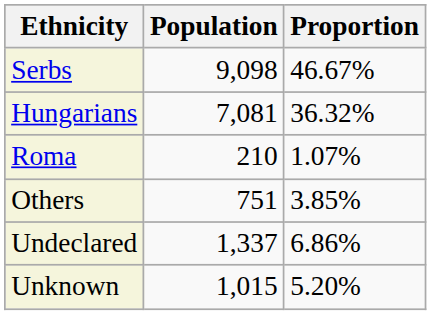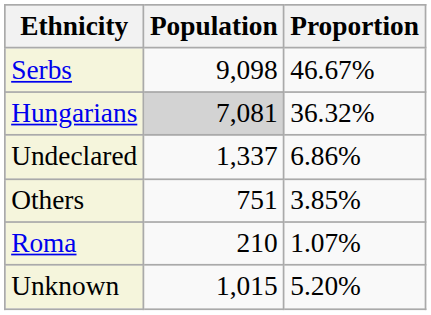(247, 112) no background -> (247, 112) lightgrey background
rows swapped: (44, 156) <-> (74, 243)
